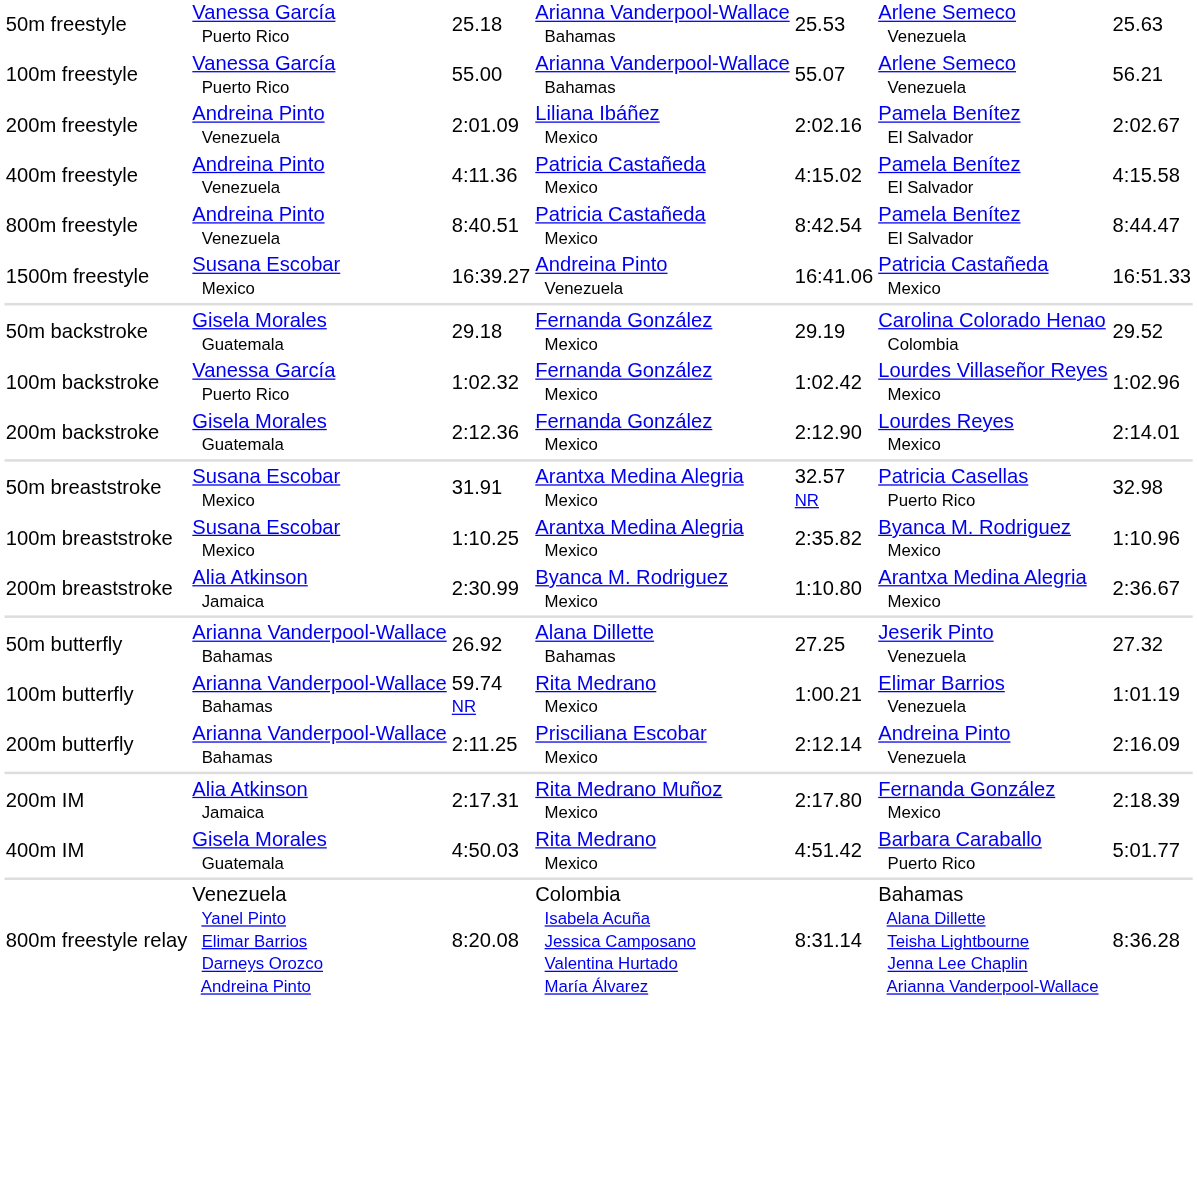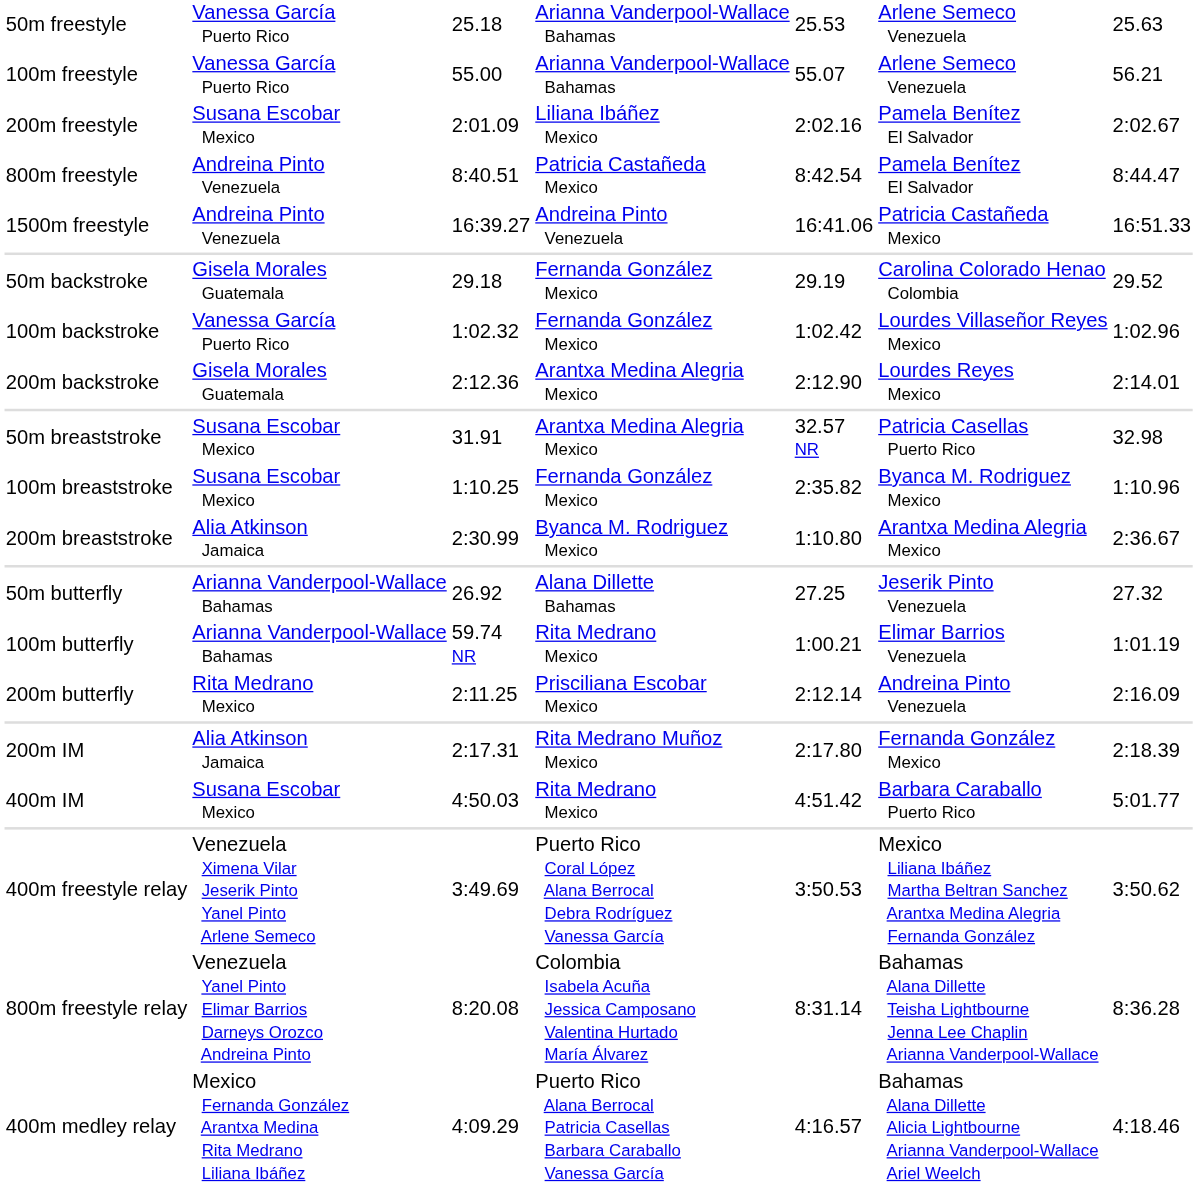(258, 125) Andreina Pinto Venezuela -> (266, 125) Susana Escobar Mexico
- row: (72, 175)
(266, 276) Susana Escobar Mexico -> (258, 225) Andreina Pinto Venezuela
(624, 432) Fernanda González Mexico -> (640, 382) Arantxa Medina Alegria Mexico
(640, 538) Arantxa Medina Alegria Mexico -> (624, 488) Fernanda González Mexico
(320, 745) Arianna Vanderpool-Wallace Bahamas -> (253, 694) Rita Medrano Mexico
(260, 850) Gisela Morales Guatemala -> (266, 800) Susana Escobar Mexico
+ row: (97, 889)
+ row: (91, 1126)
